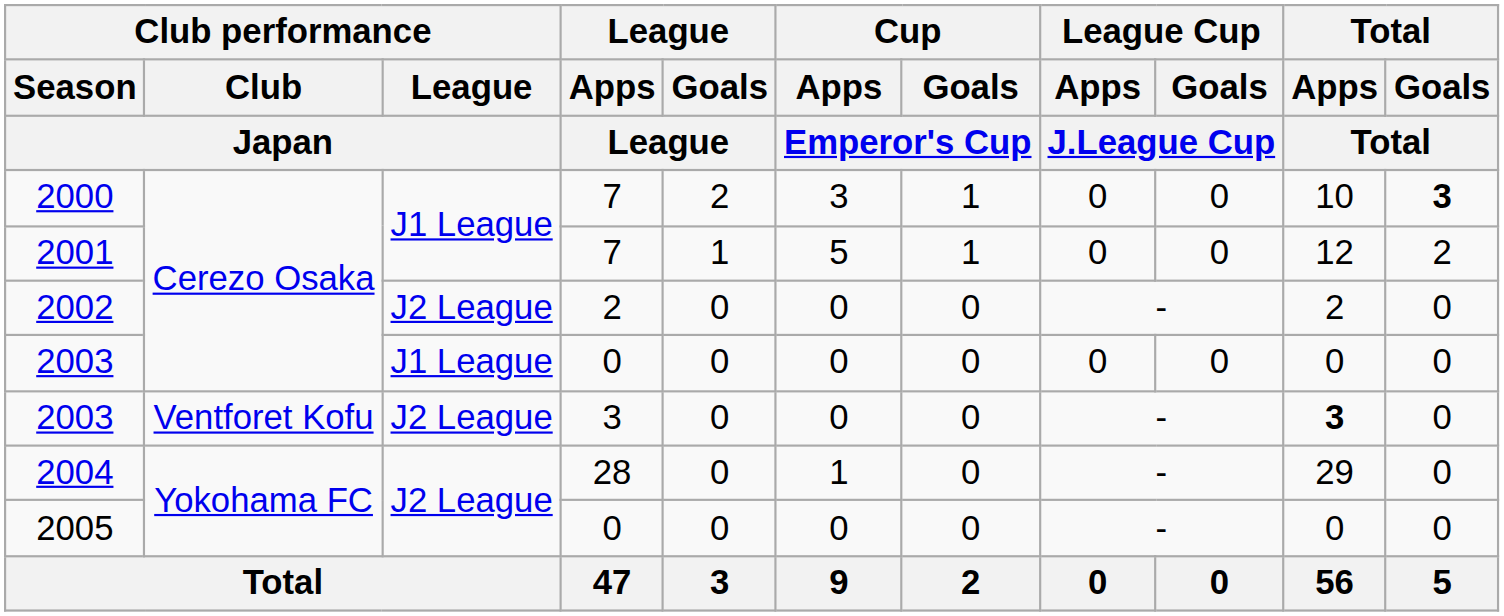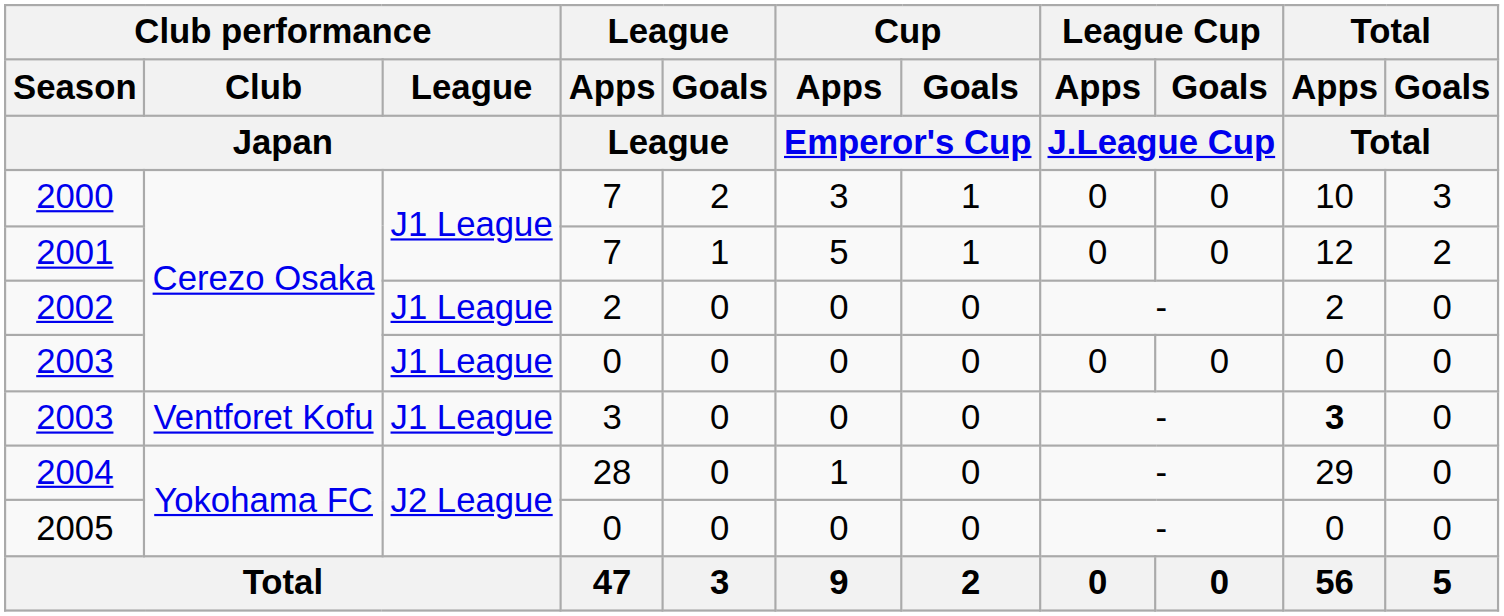(1442, 197) bold -> (1442, 197) normal
(472, 307) J2 League -> (472, 307) J1 League
(472, 417) J2 League -> (472, 417) J1 League
